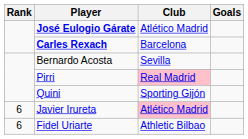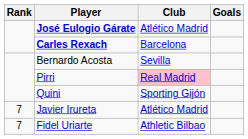(19, 110) 6 -> (19, 110) 7
(174, 110) pink background -> (174, 110) no background
(19, 126) 6 -> (19, 126) 7
